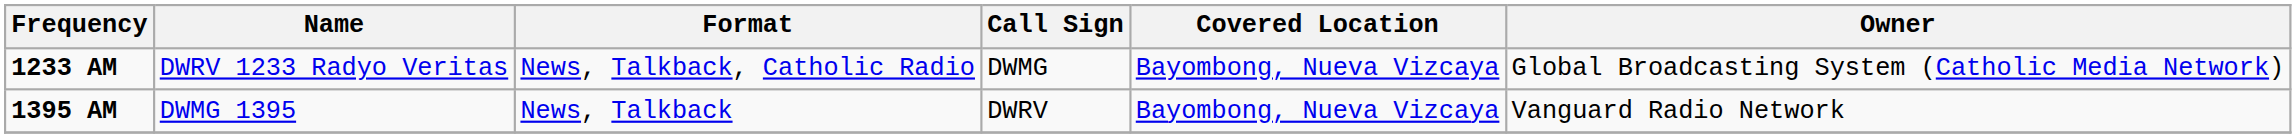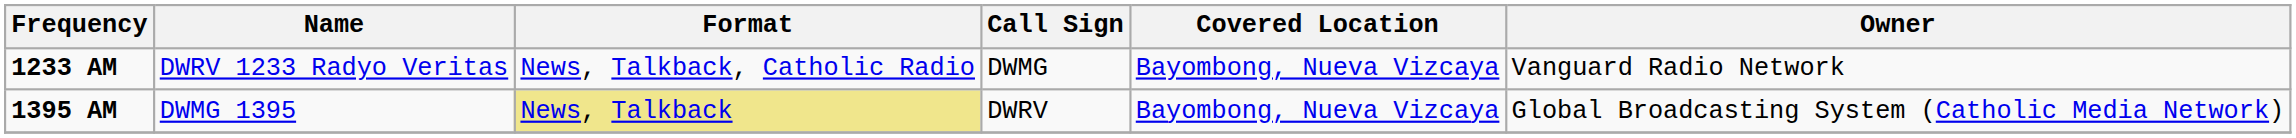(1898, 68) Global Broadcasting System (Catholic Media Network) -> (1678, 68) Vanguard Radio Network
(627, 111) no background -> (627, 111) khaki background
(1678, 111) Vanguard Radio Network -> (1898, 111) Global Broadcasting System (Catholic Media Network)
